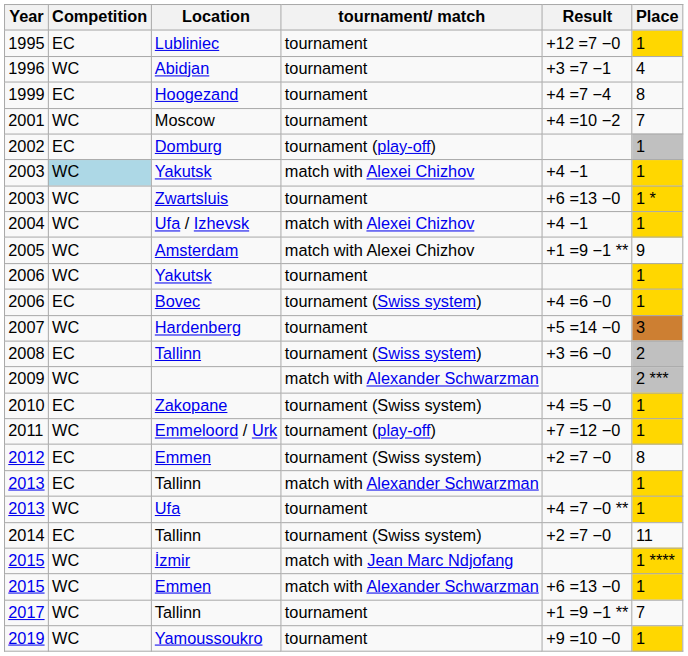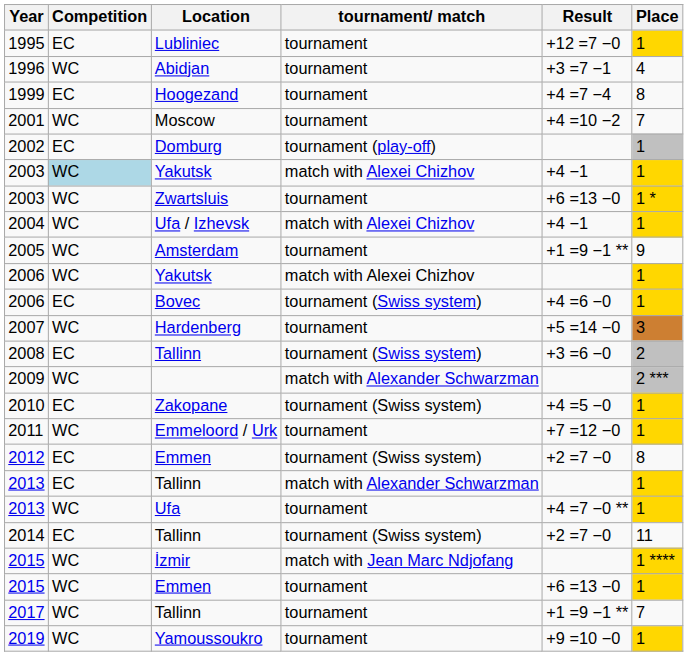(380, 250) match with Alexei Chizhov -> (326, 250) tournament
(326, 276) tournament -> (380, 276) match with Alexei Chizhov
(360, 431) tournament (play-off) -> (326, 431) tournament
(412, 586) match with Alexander Schwarzman -> (326, 586) tournament
